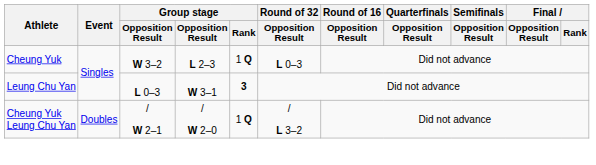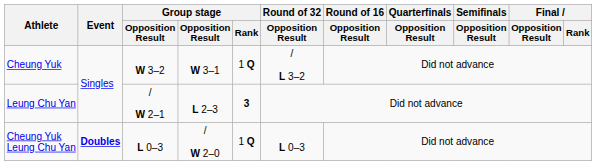(202, 65) L 2–3 -> (205, 71) W 3–1
(289, 65) L 0–3 -> (292, 65) / L 3–2
(147, 92) L 0–3 -> (150, 104) / W 2–1
(202, 92) W 3–1 -> (205, 109) L 2–3
(99, 120) normal -> (100, 142) bold
(147, 120) / W 2–1 -> (150, 148) L 0–3
(289, 120) / L 3–2 -> (292, 148) L 0–3
